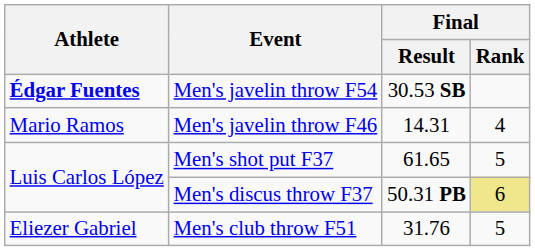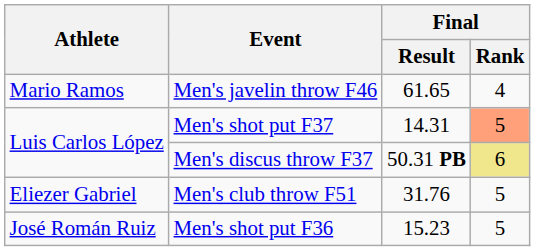- row: (275, 90)
(426, 125) 14.31 -> (426, 90) 61.65
(426, 159) 61.65 -> (426, 125) 14.31
(500, 159) no background -> (500, 125) lightsalmon background
+ row: (253, 228)
